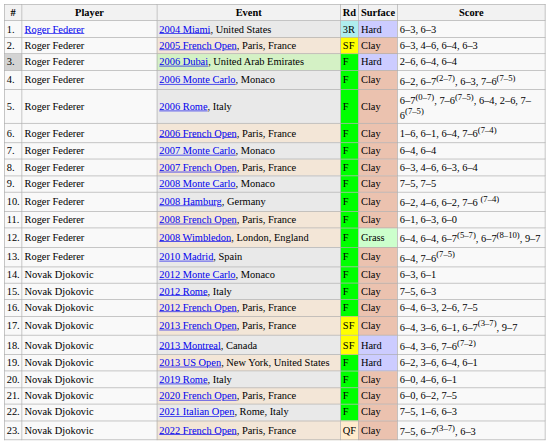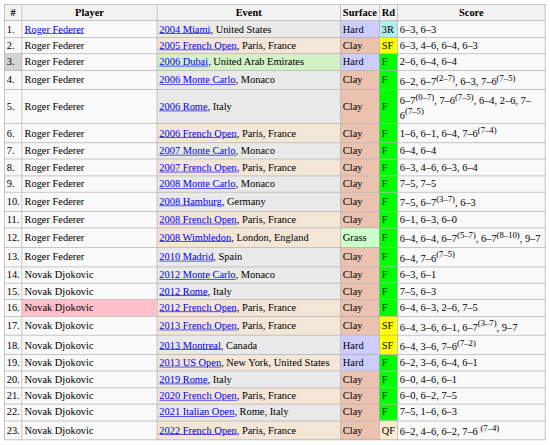columns swapped: (378, 12) <-> (350, 12)
(450, 202) 6–2, 4–6, 6–2, 7–6 (7–4) -> (438, 202) 7–5, 6–7(3–7), 6–3
(59, 308) no background -> (59, 308) pink background
(438, 430) 7–5, 6–7(3–7), 6–3 -> (450, 430) 6–2, 4–6, 6–2, 7–6 (7–4)
